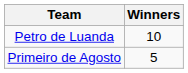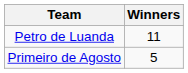(154, 36) 10 -> (154, 36) 11
